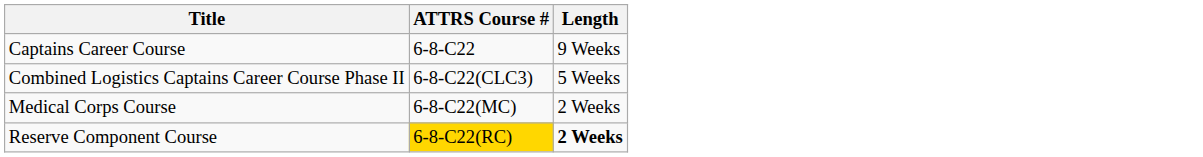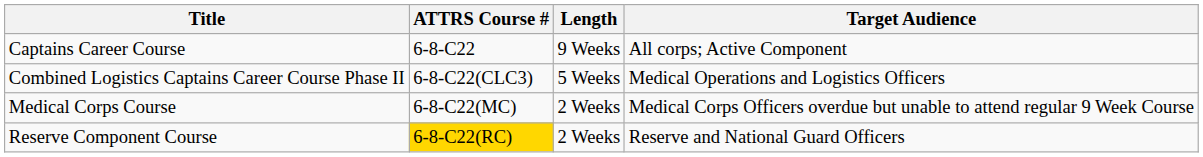+ column: (911, 19)
(590, 136) bold -> (589, 136) normal
